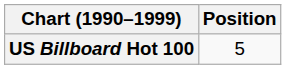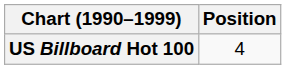(240, 49) 5 -> (240, 49) 4
